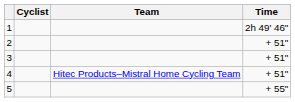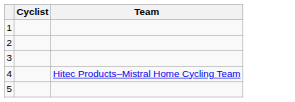- column: (267, 12)
